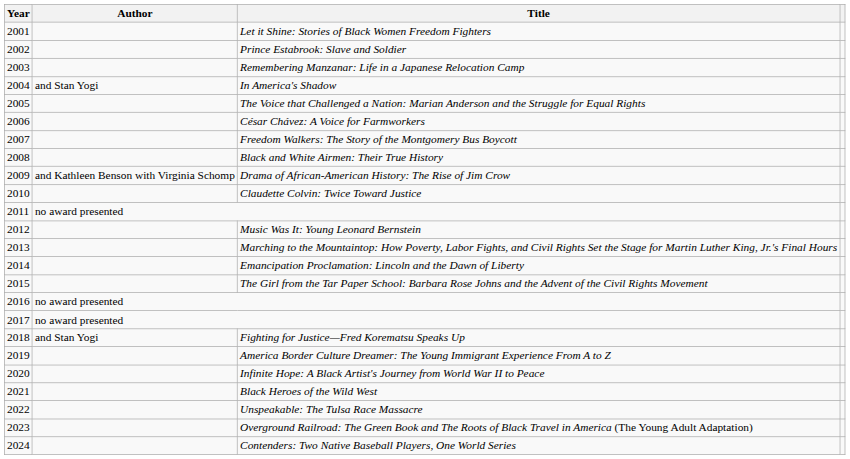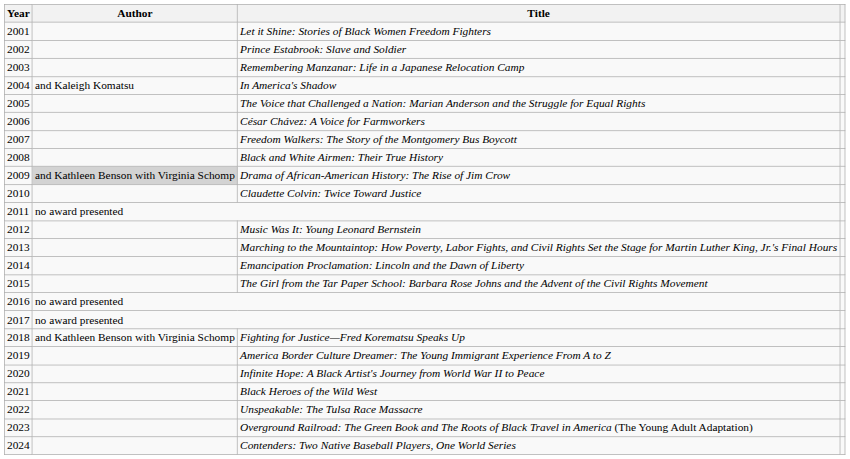(67, 85) and Stan Yogi -> (84, 85) and Kaleigh Komatsu
(135, 175) no background -> (135, 175) lightgrey background
(67, 337) and Stan Yogi -> (135, 337) and Kathleen Benson with Virginia Schomp
